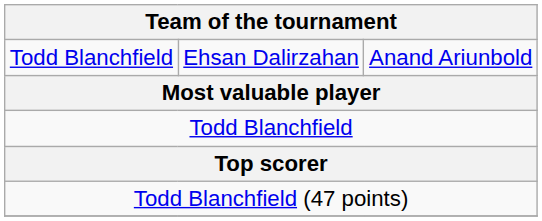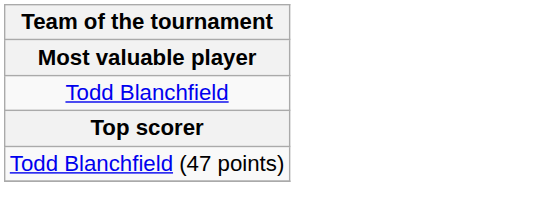- row: (271, 57)
